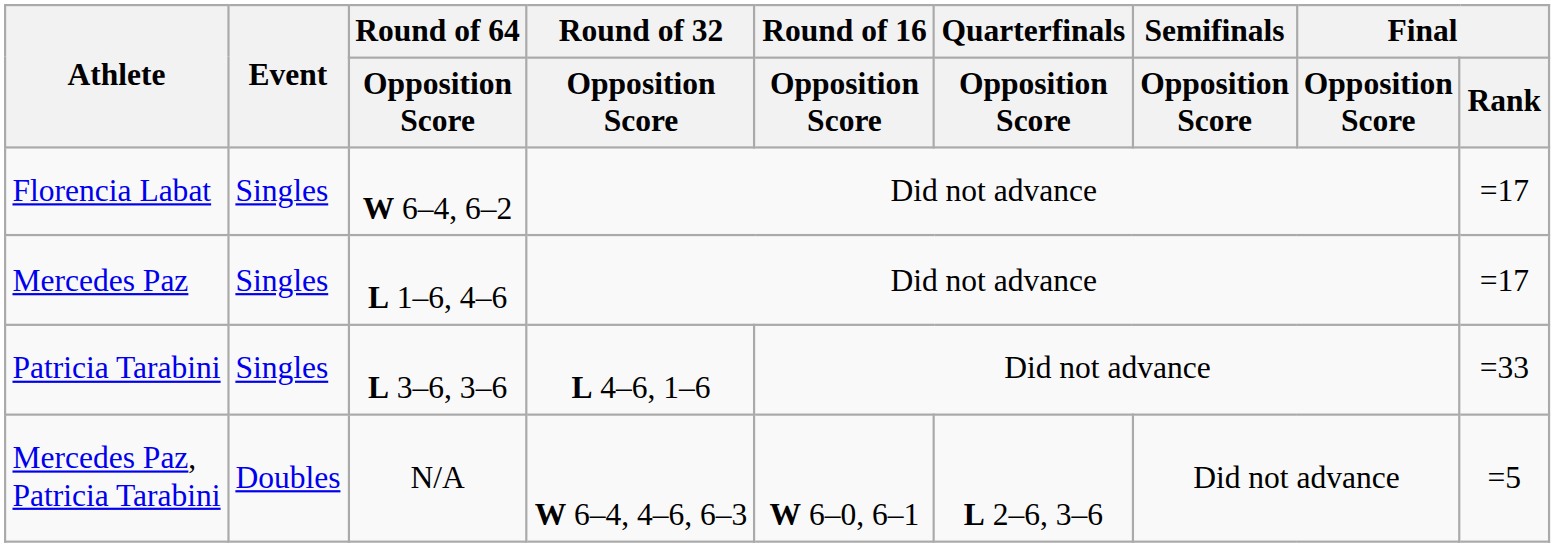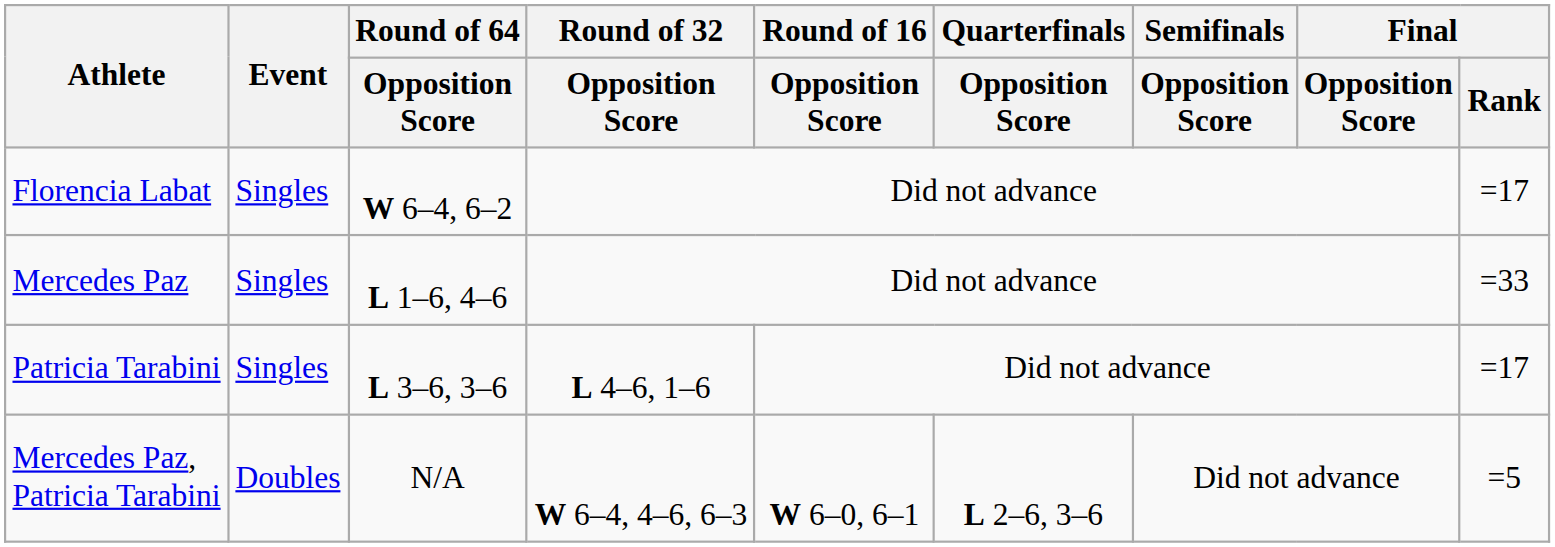(1504, 280) =17 -> (1504, 280) =33
(1504, 369) =33 -> (1504, 369) =17
